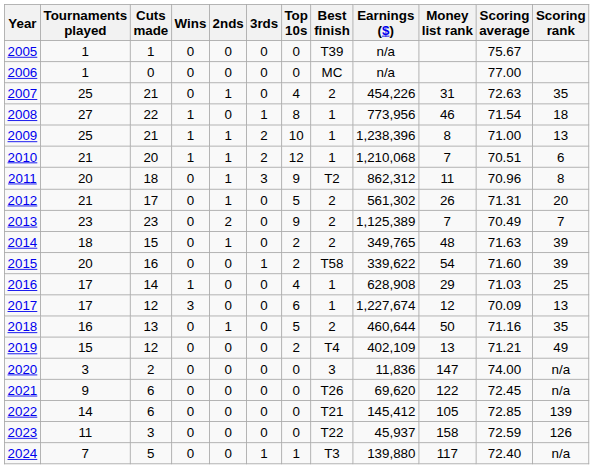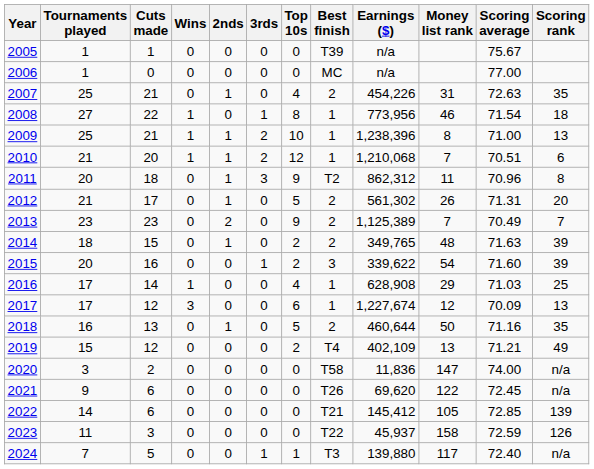(332, 263) T58 -> (332, 263) 3
(332, 369) 3 -> (332, 369) T58
